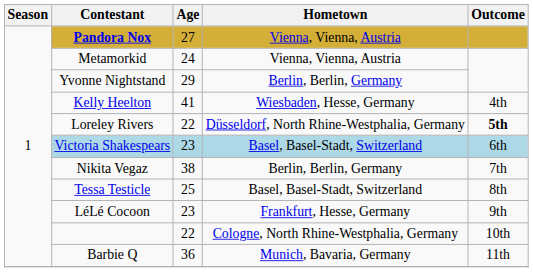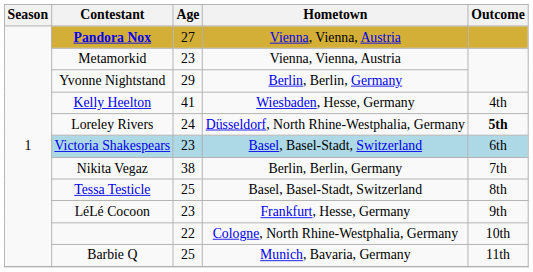(188, 59) 24 -> (188, 59) 23
(188, 124) 22 -> (188, 124) 24
(188, 255) 36 -> (188, 255) 25
